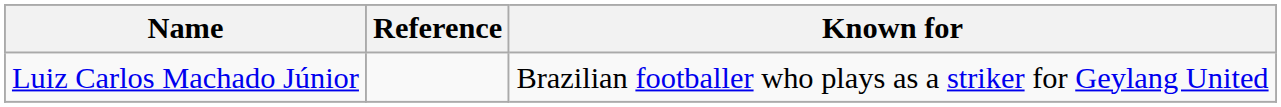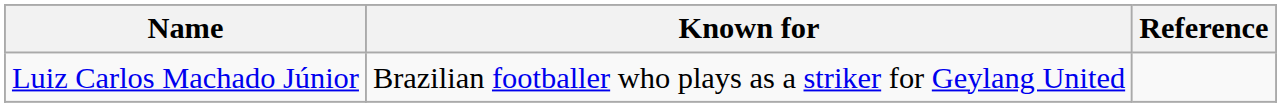columns swapped: (892, 28) <-> (438, 28)
